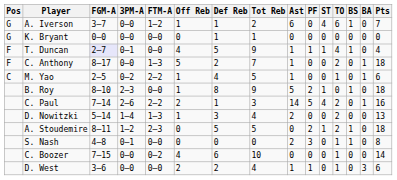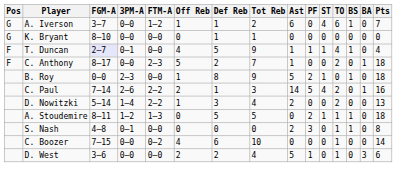(99, 37) 0–0 -> (101, 37) 8–10
(155, 63) 1–3 -> (155, 63) 2–3
- row: (39, 77)
(101, 90) 8–10 -> (99, 77) 0–0
(155, 116) 1–3 -> (155, 103) 2–2
(155, 129) 2–3 -> (155, 116) 1–3
(337, 129) 2 -> (337, 116) 1
(292, 169) 1 -> (292, 155) 5
